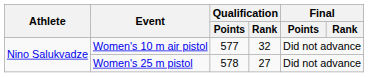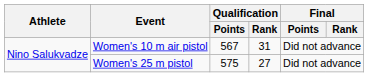(229, 46) 577 -> (229, 46) 567
(265, 46) 32 -> (265, 46) 31
(229, 64) 578 -> (229, 64) 575
